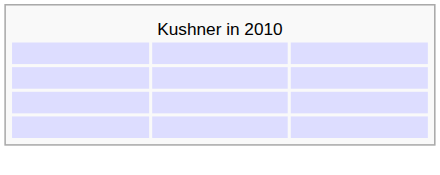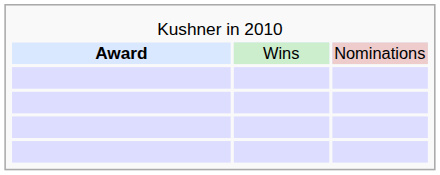+ row: (121, 54)
